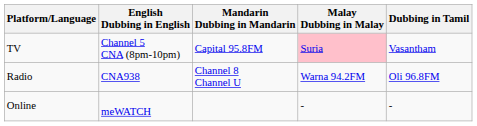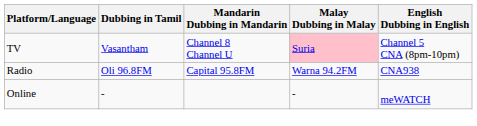columns swapped: (145, 19) <-> (429, 19)
(229, 48) Capital 95.8FM -> (210, 48) Channel 8 Channel U
(218, 77) Channel 8 Channel U -> (220, 71) Capital 95.8FM
